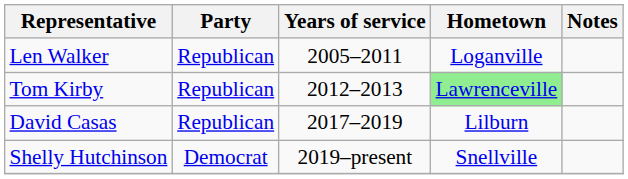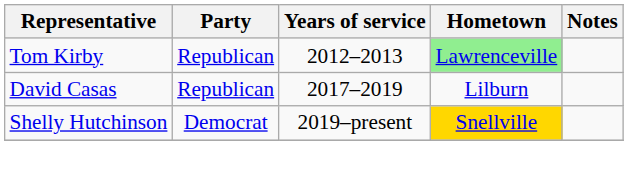- row: (59, 55)
(496, 156) no background -> (496, 122) gold background
